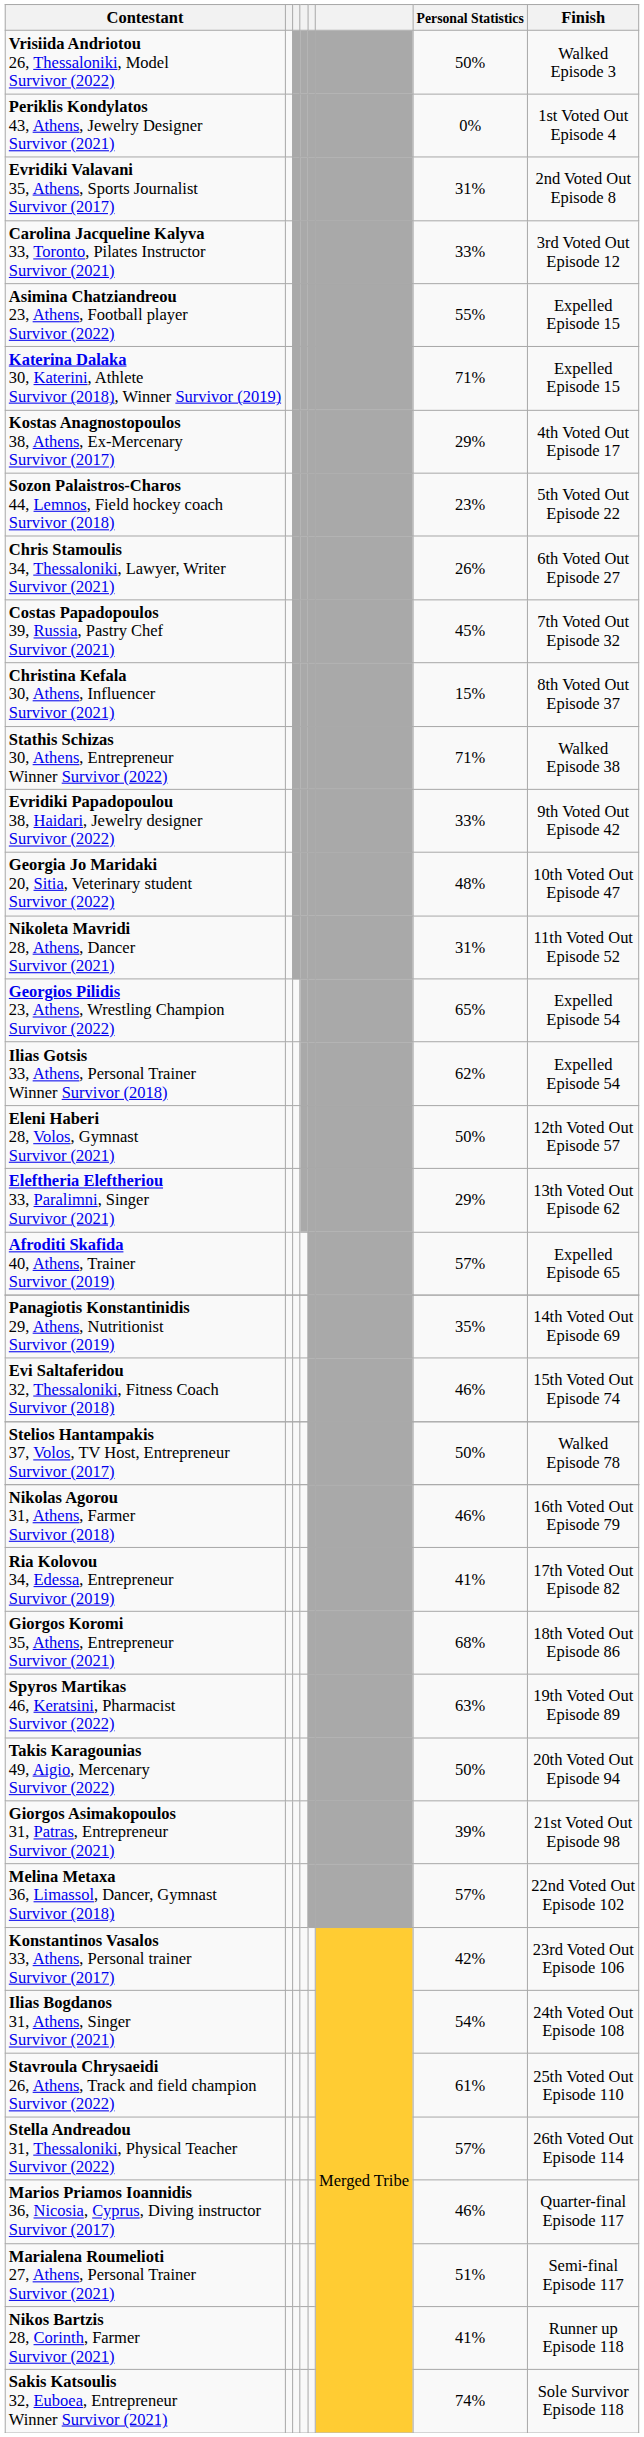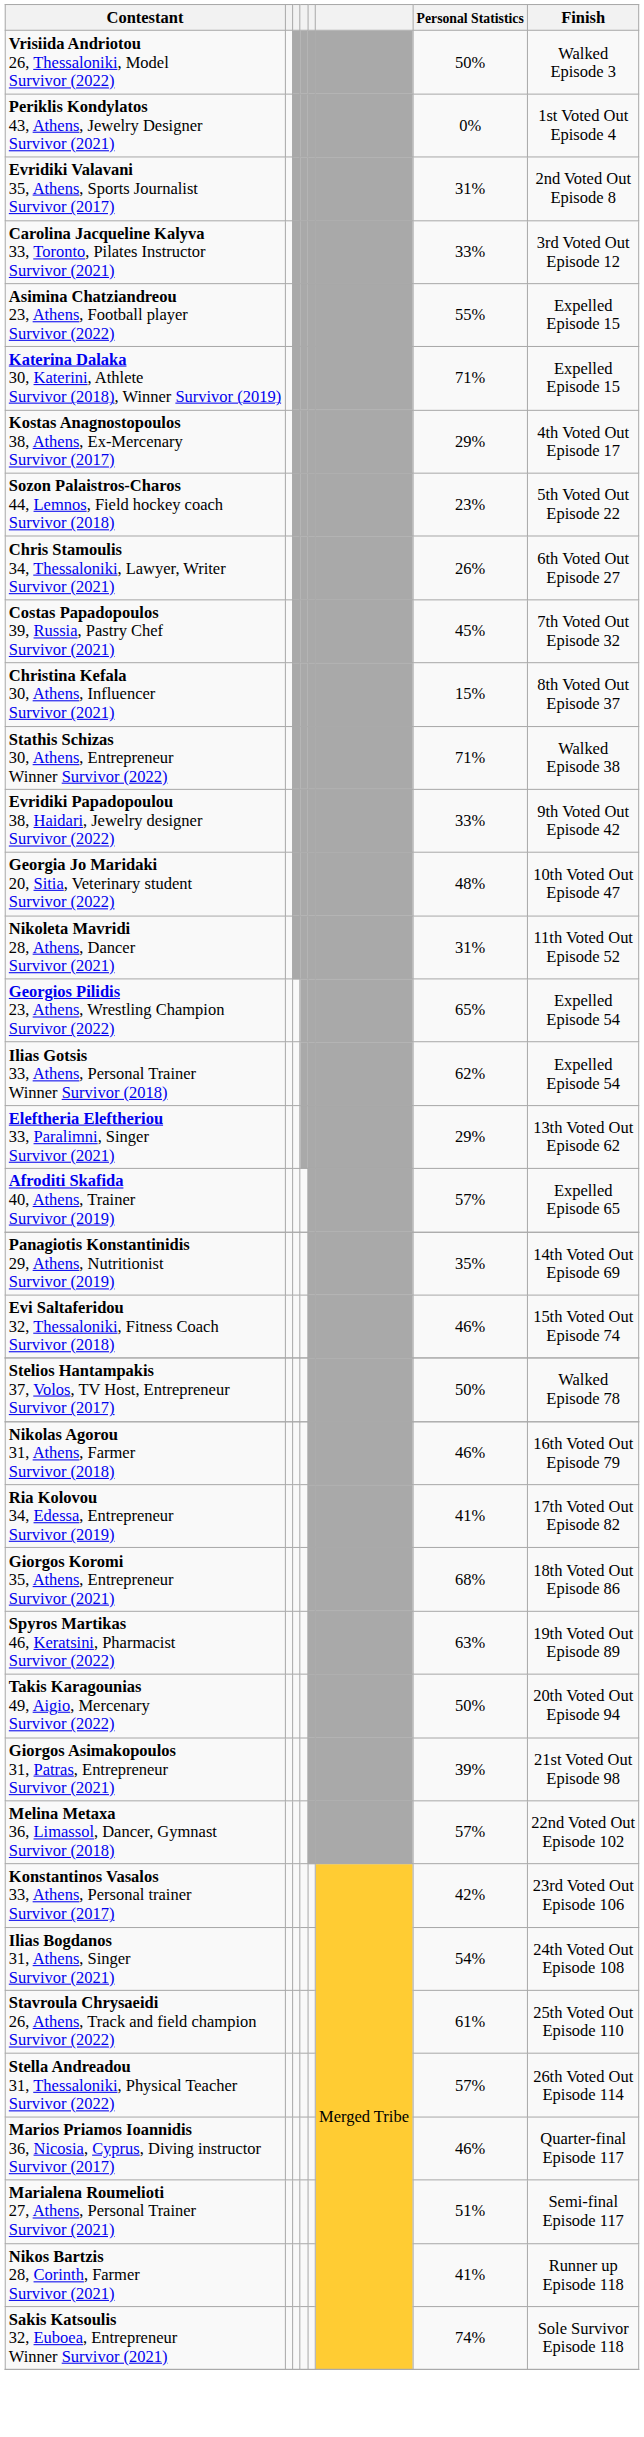- row: (74, 1136)
